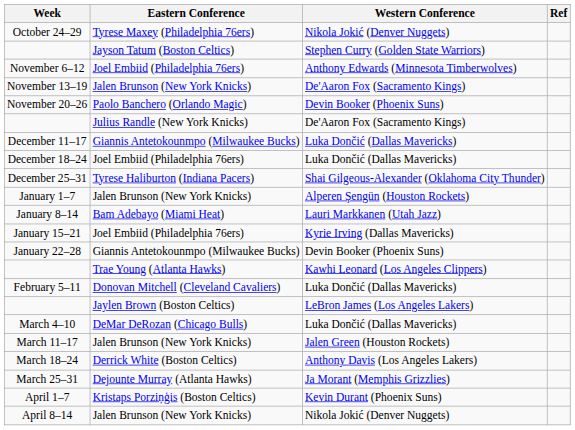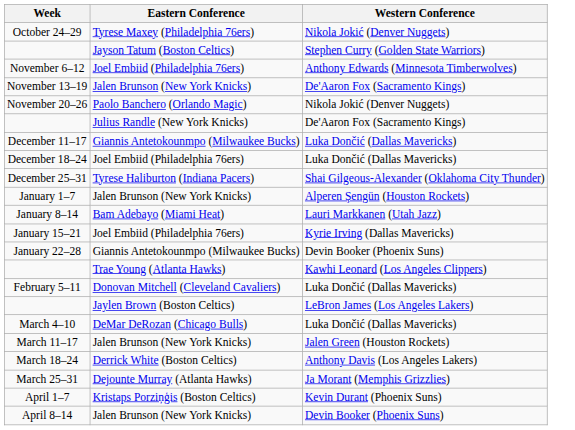- column: (559, 13)
(374, 104) Devin Booker (Phoenix Suns) -> (377, 104) Nikola Jokić (Denver Nuggets)
(377, 415) Nikola Jokić (Denver Nuggets) -> (374, 415) Devin Booker (Phoenix Suns)
